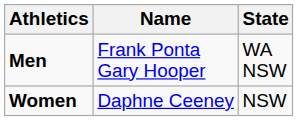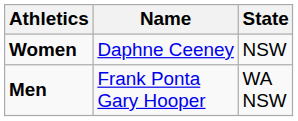rows swapped: (28, 60) <-> (43, 100)
